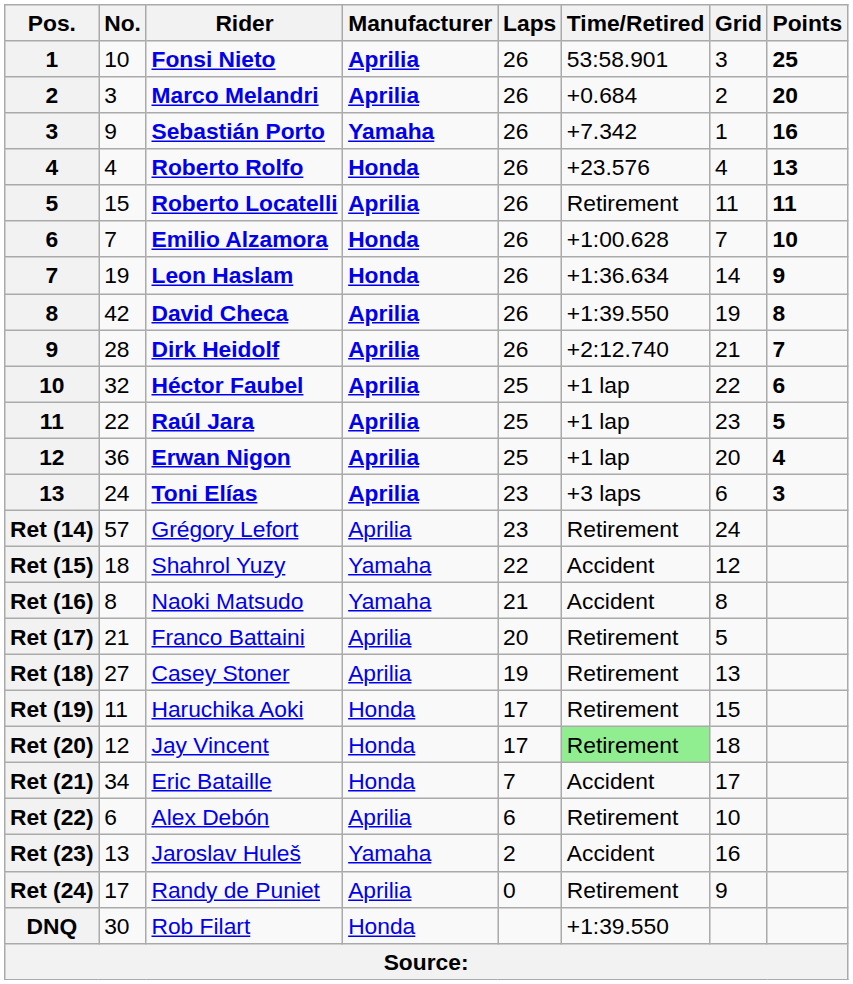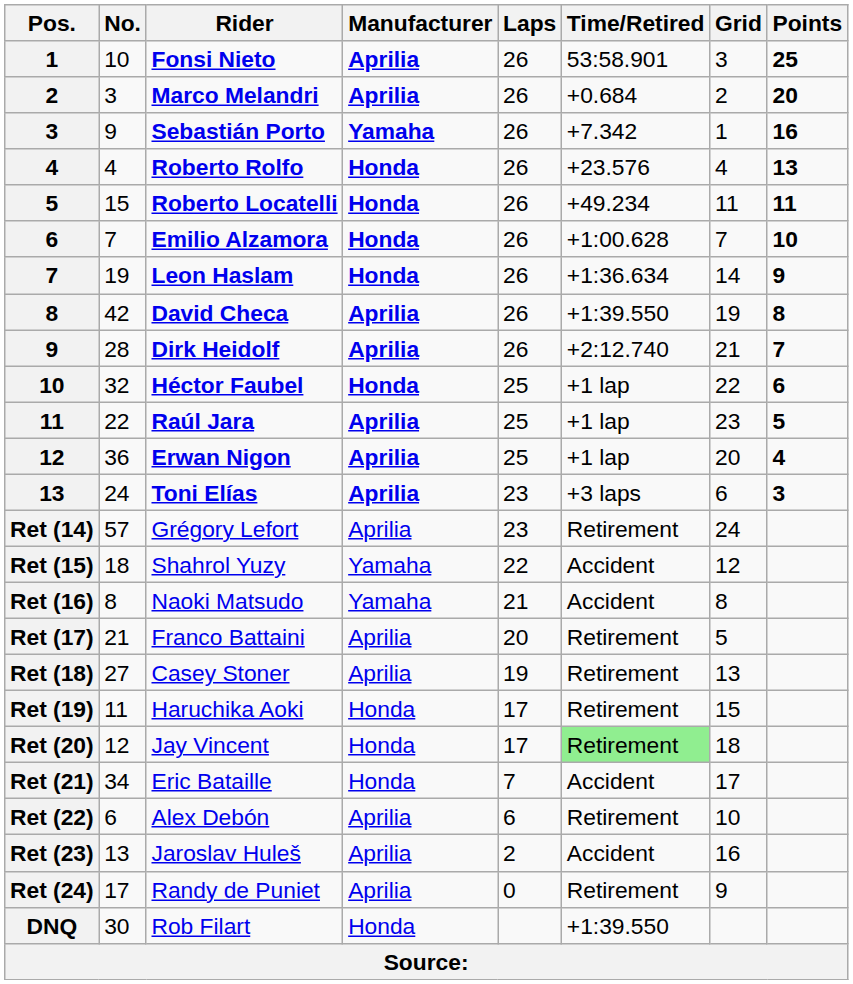(384, 203) Aprilia -> (384, 203) Honda
(623, 203) Retirement -> (608, 203) +49.234
(384, 384) Aprilia -> (384, 384) Honda
(390, 853) Yamaha -> (380, 853) Aprilia
